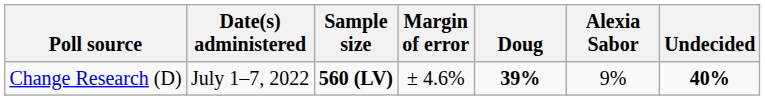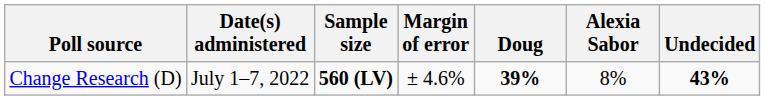(613, 78) 9% -> (613, 78) 8%
(710, 78) 40% -> (710, 78) 43%
